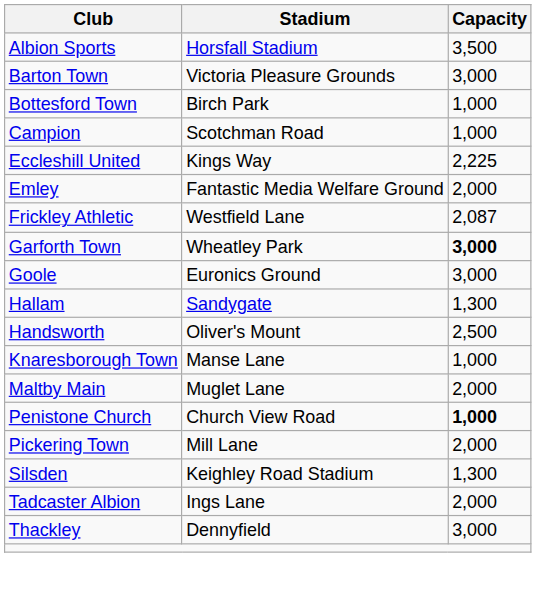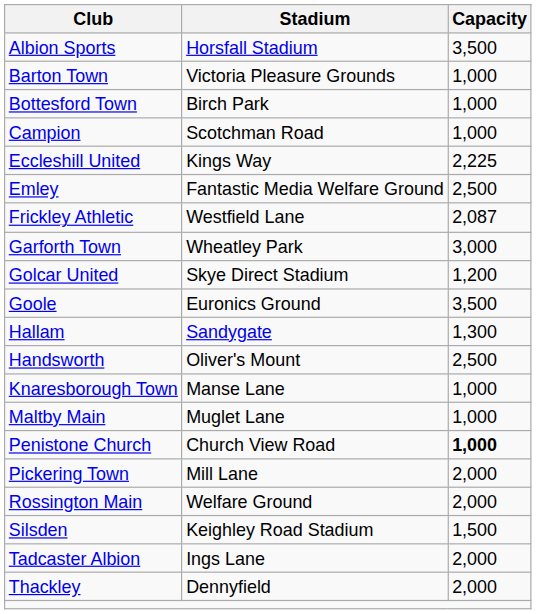(475, 76) 3,000 -> (475, 76) 1,000
(475, 189) 2,000 -> (475, 189) 2,500
(475, 246) bold -> (475, 246) normal
+ row: (64, 275)
(475, 275) 3,000 -> (475, 303) 3,500
(475, 388) 2,000 -> (475, 416) 1,000
+ row: (76, 502)
(475, 473) 1,300 -> (475, 530) 1,500
(475, 530) 3,000 -> (475, 587) 2,000
